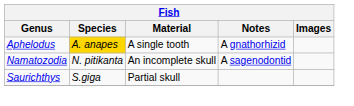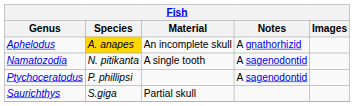(158, 45) A single tooth -> (188, 45) An incomplete skull
(172, 61) An incomplete skull -> (174, 61) A single tooth
+ row: (45, 77)
